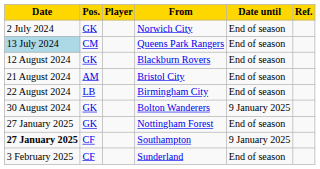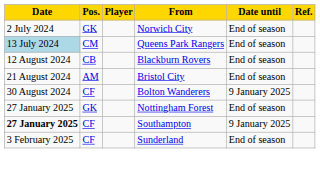(90, 60) GK -> (89, 60) CB
- row: (173, 92)
(90, 108) GK -> (89, 92) CF
